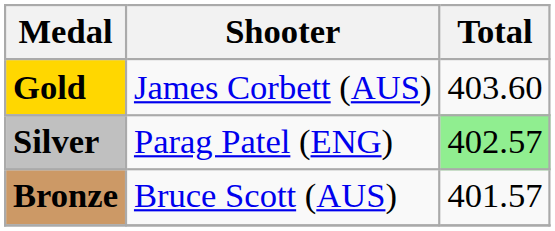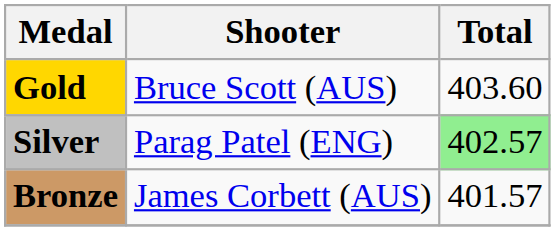(283, 86) James Corbett (AUS) -> (265, 86) Bruce Scott (AUS)
(265, 196) Bruce Scott (AUS) -> (283, 196) James Corbett (AUS)
